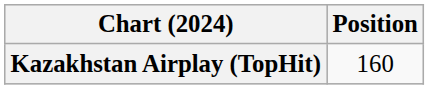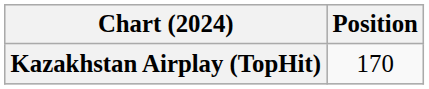(375, 63) 160 -> (375, 63) 170
